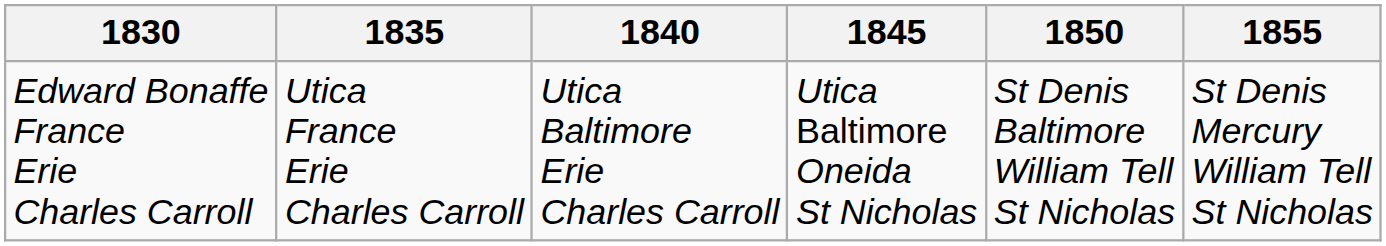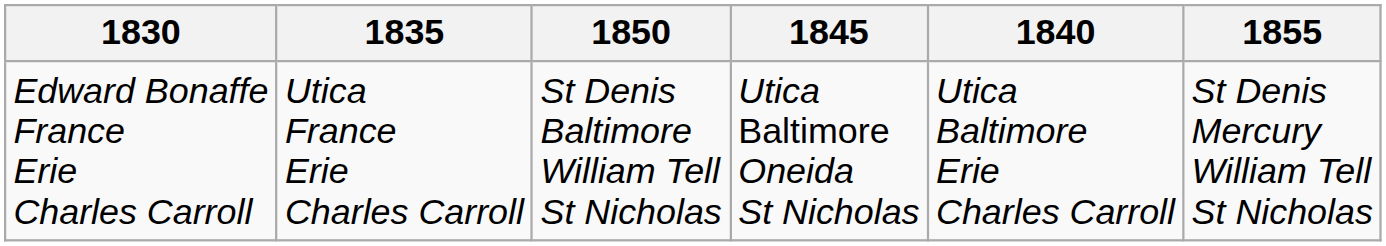columns swapped: (660, 32) <-> (1084, 32)
